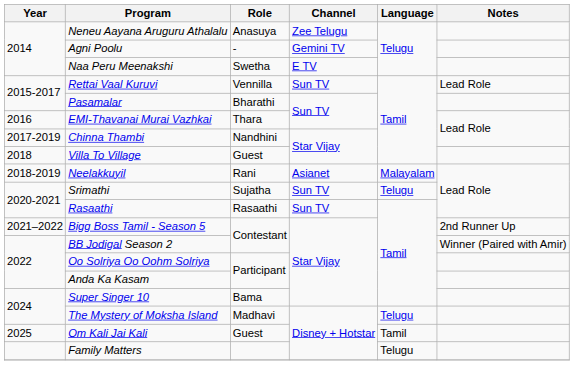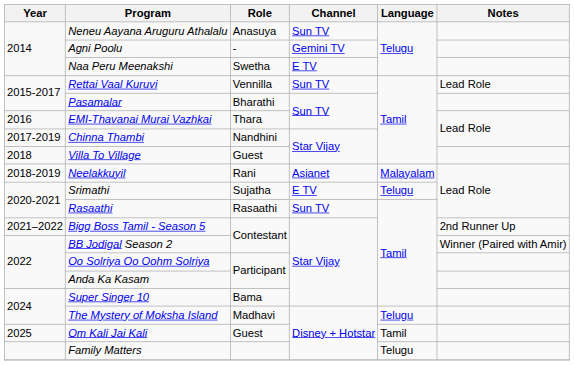(320, 31) Zee Telugu -> (311, 31) Sun TV
(311, 191) Sun TV -> (304, 191) E TV
